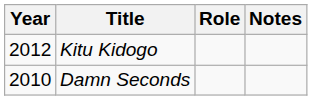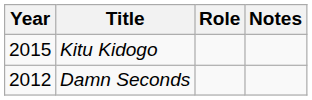(30, 49) 2012 -> (30, 49) 2015
(30, 79) 2010 -> (30, 79) 2012
